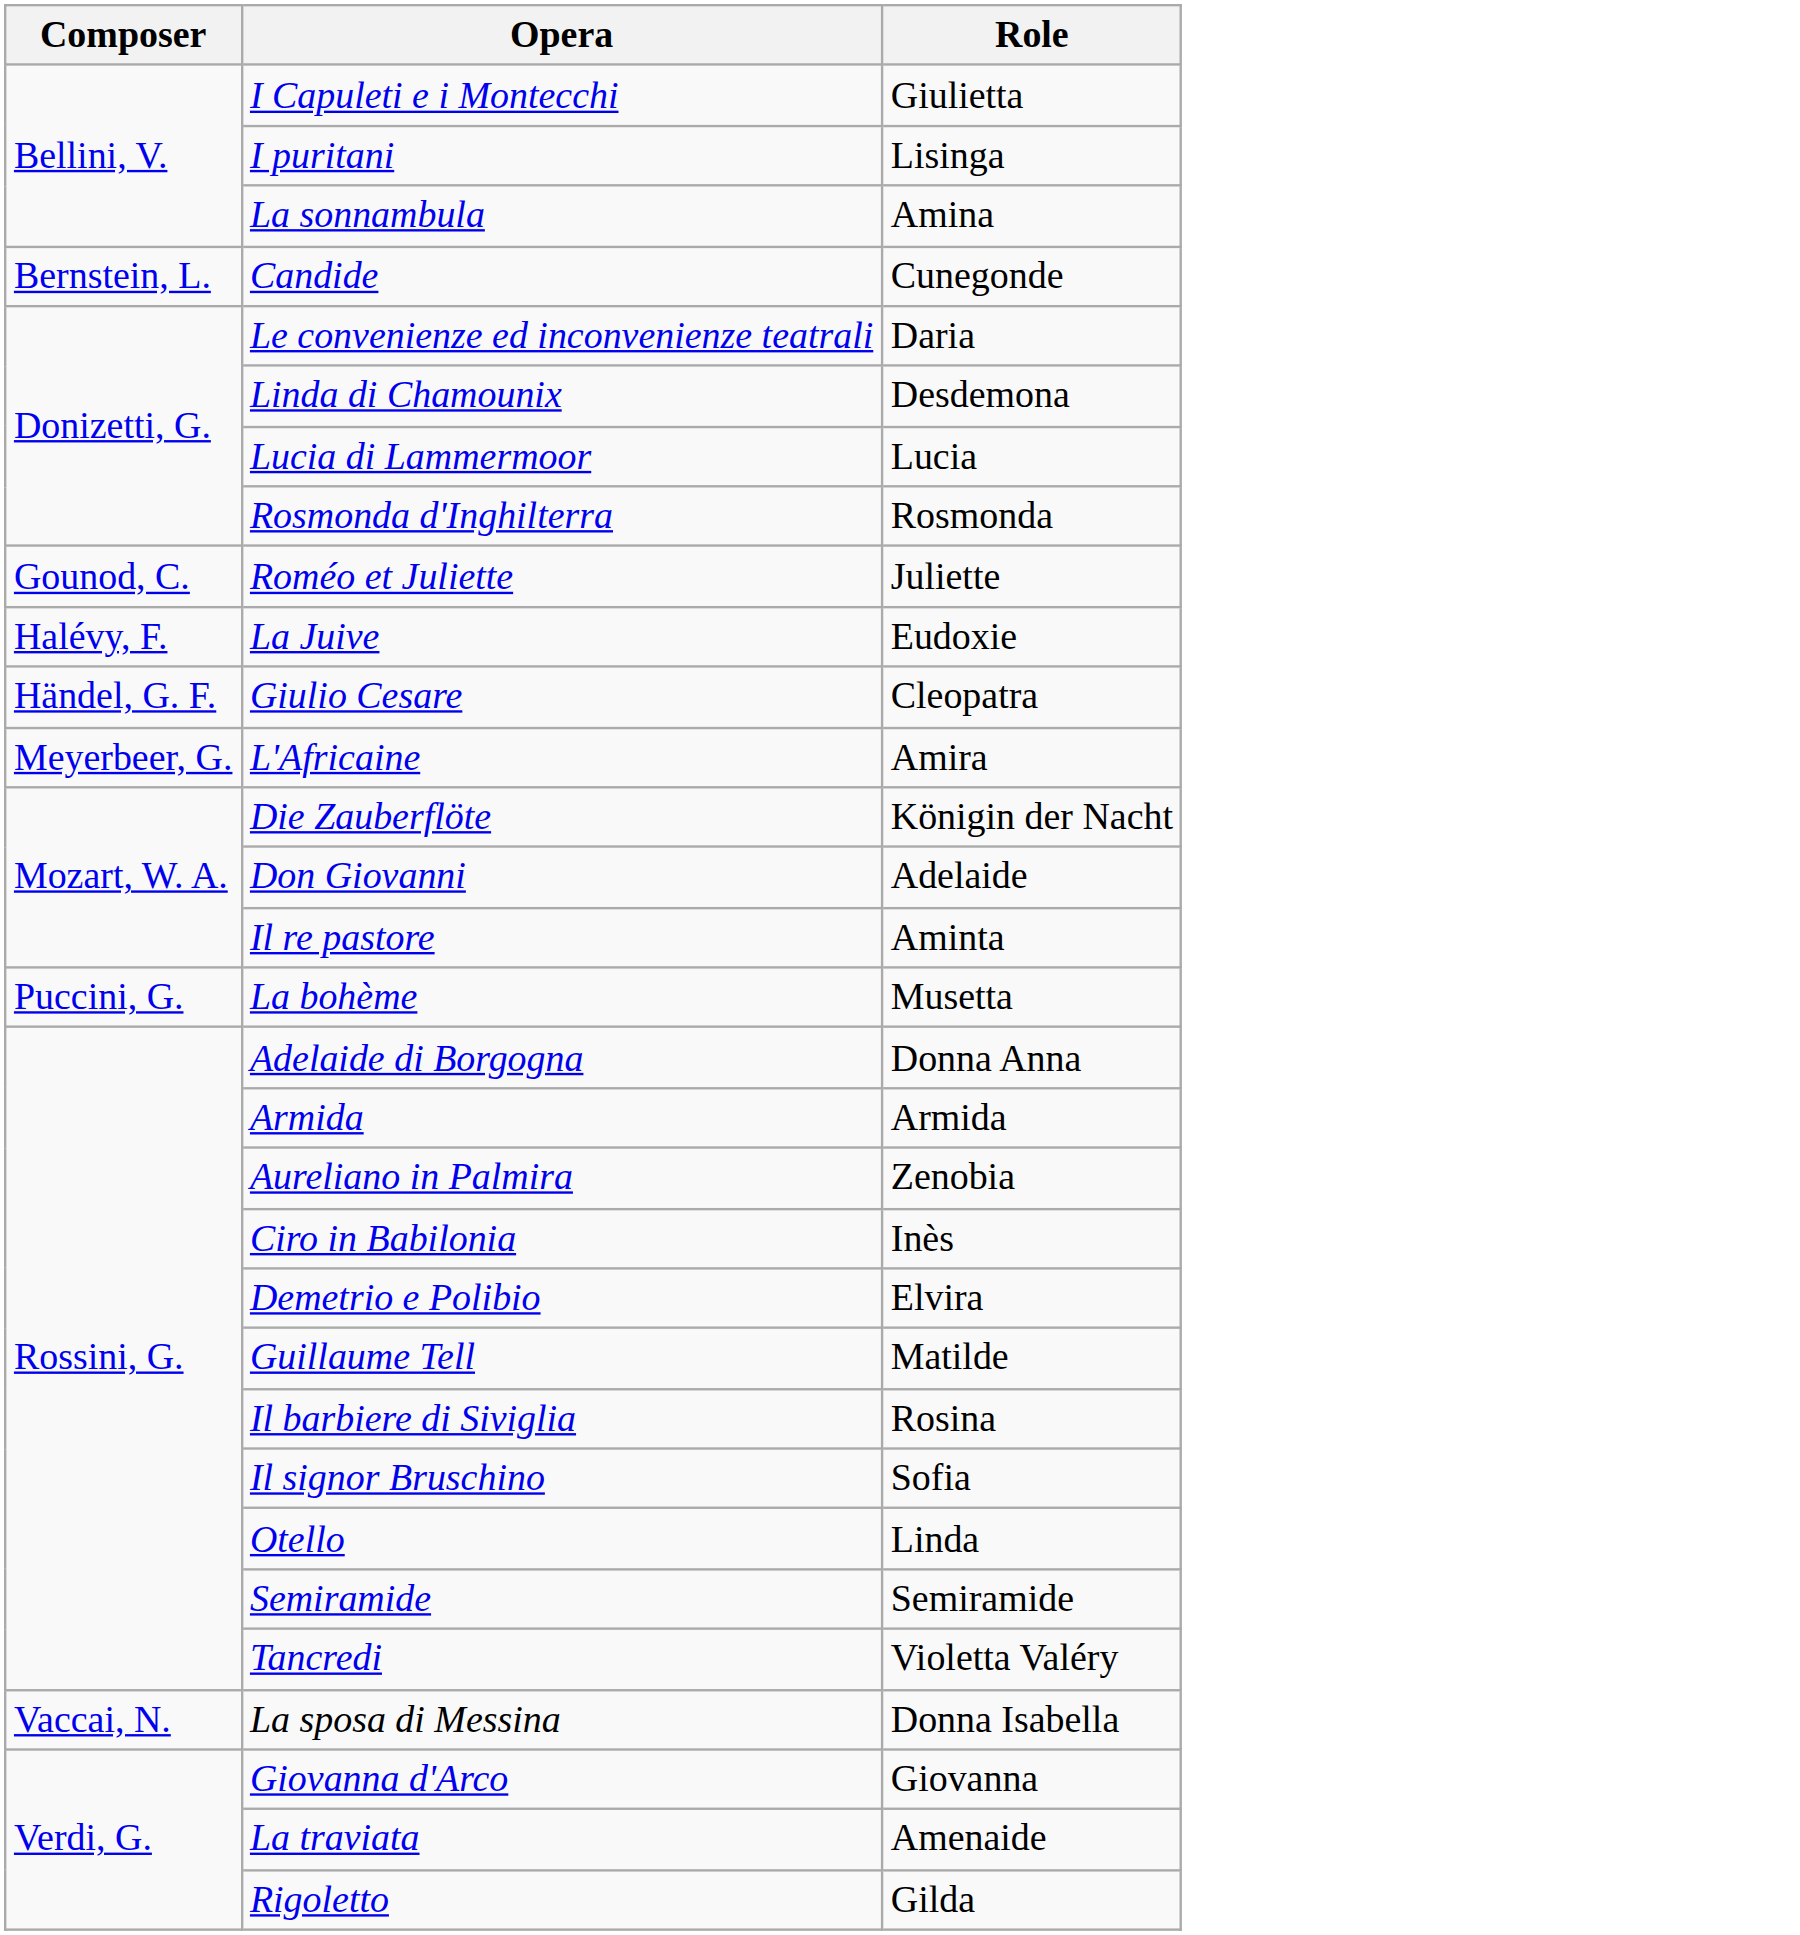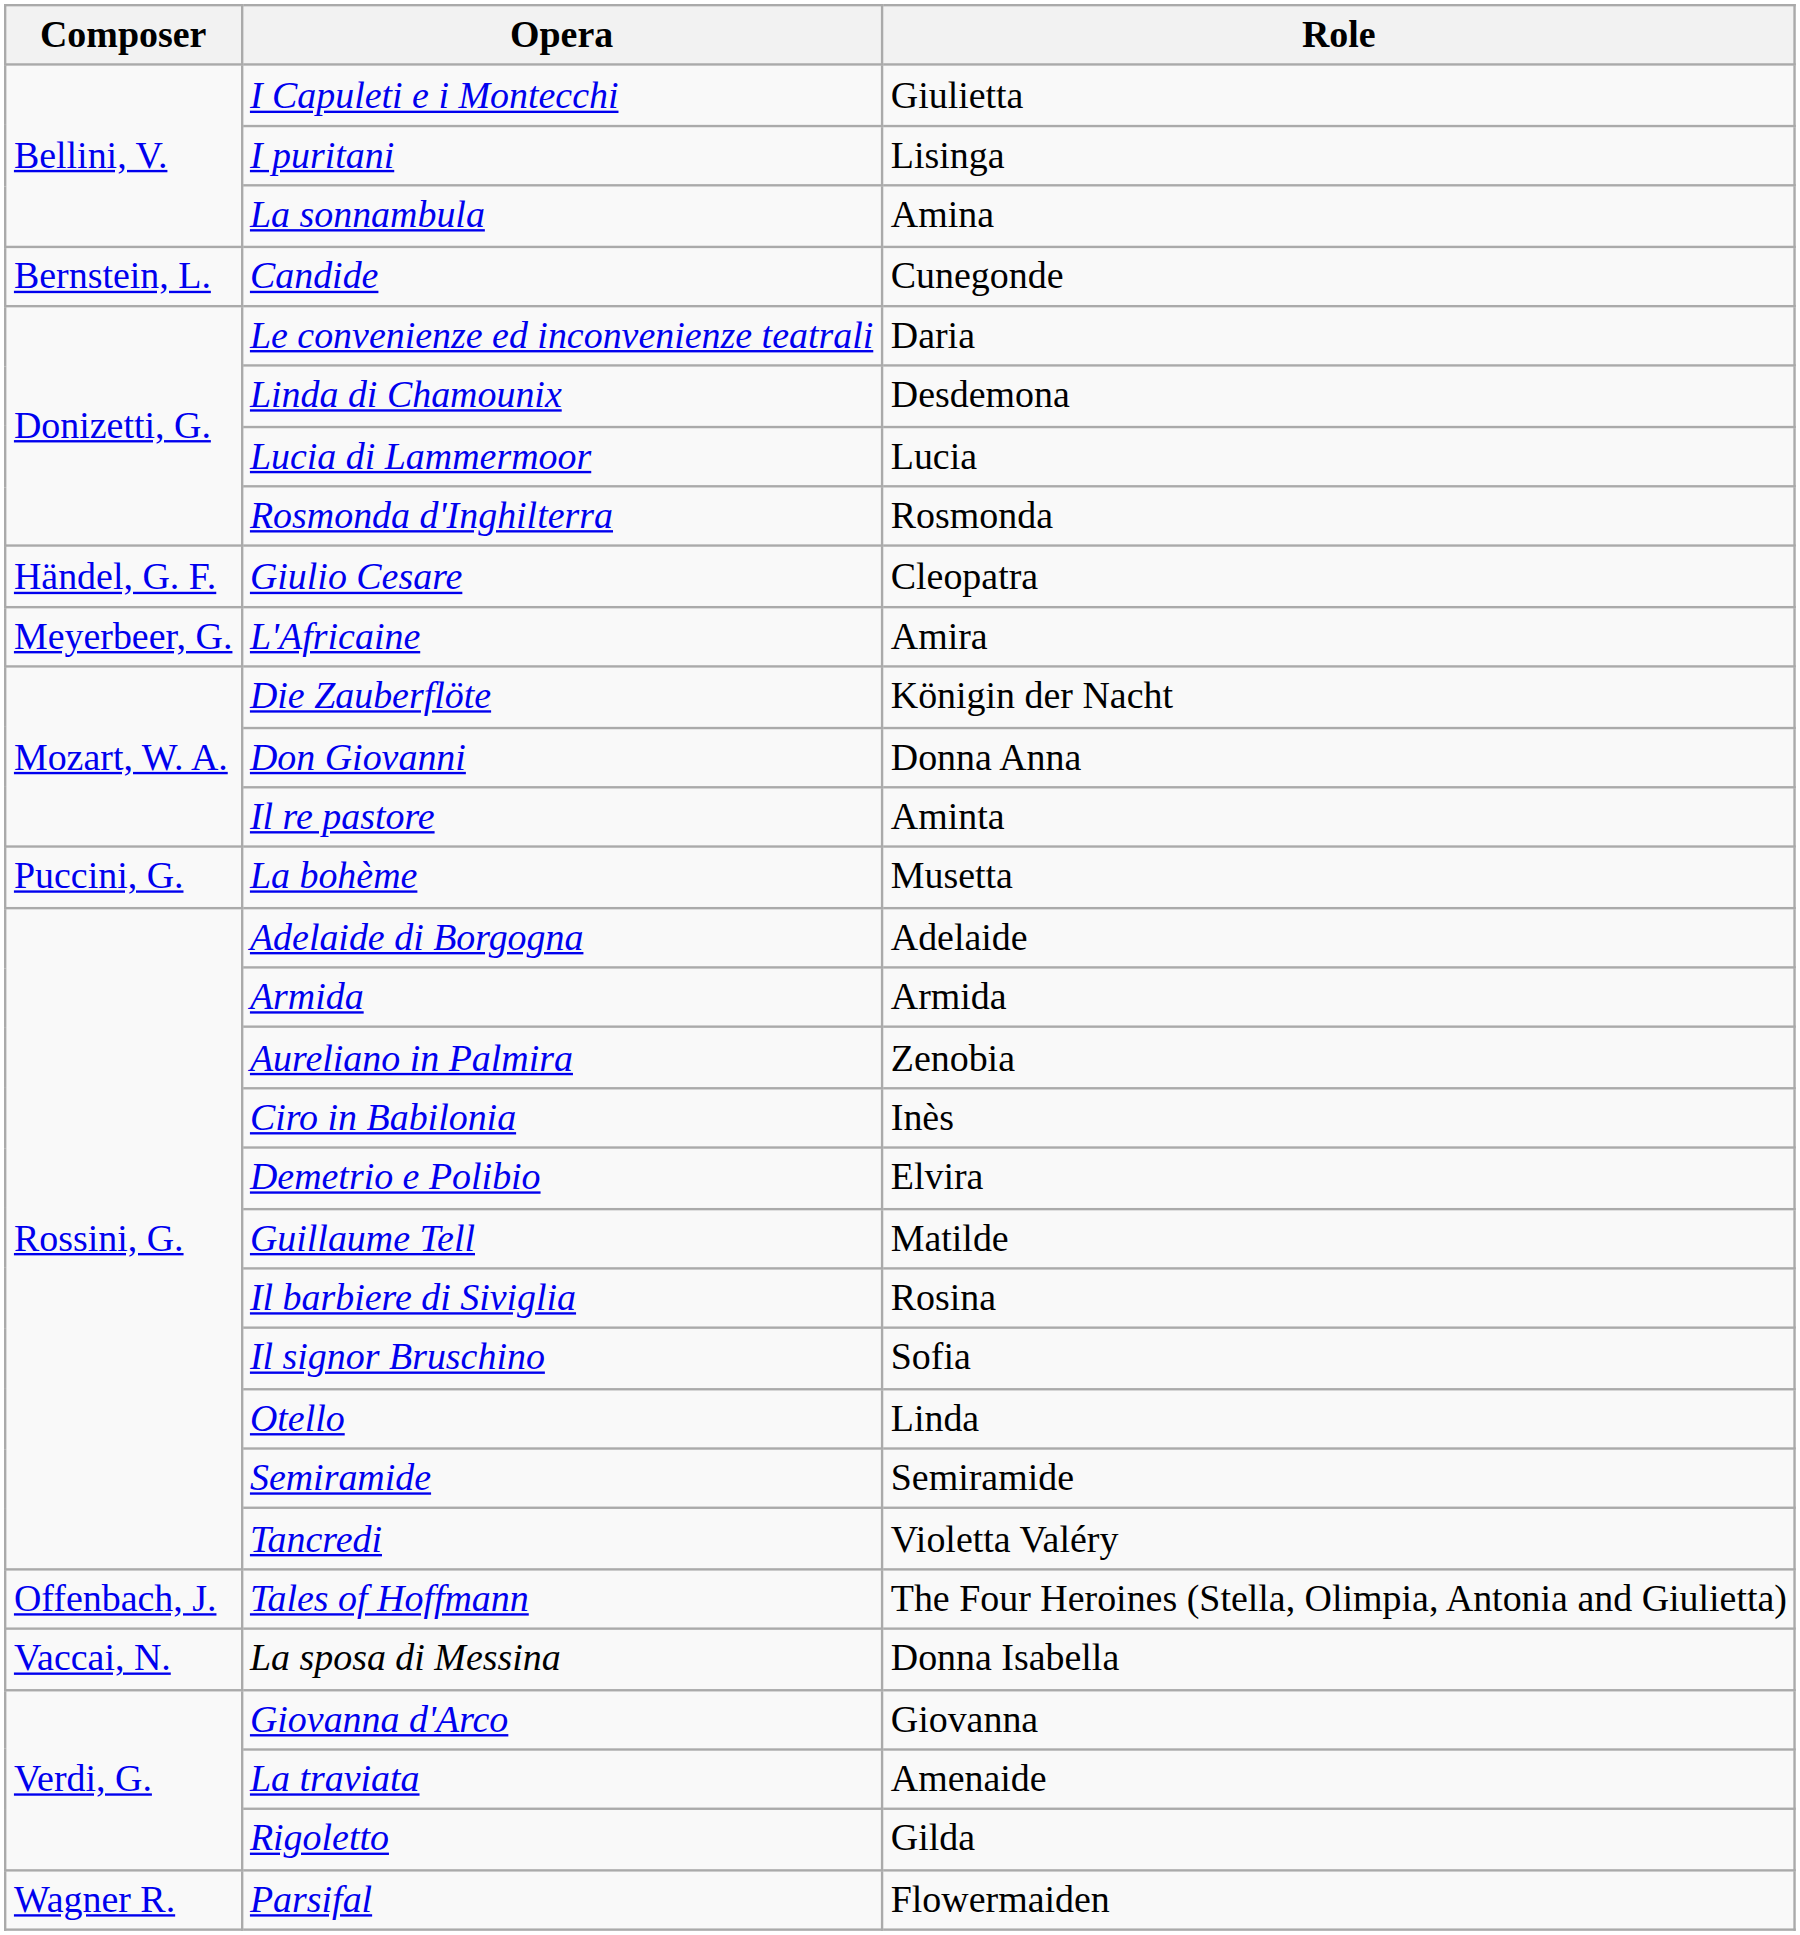- row: (382, 575)
- row: (315, 635)
(959, 876) Adelaide -> (986, 756) Donna Anna
(986, 1056) Donna Anna -> (959, 936) Adelaide
+ row: (389, 1598)
+ row: (311, 1898)
